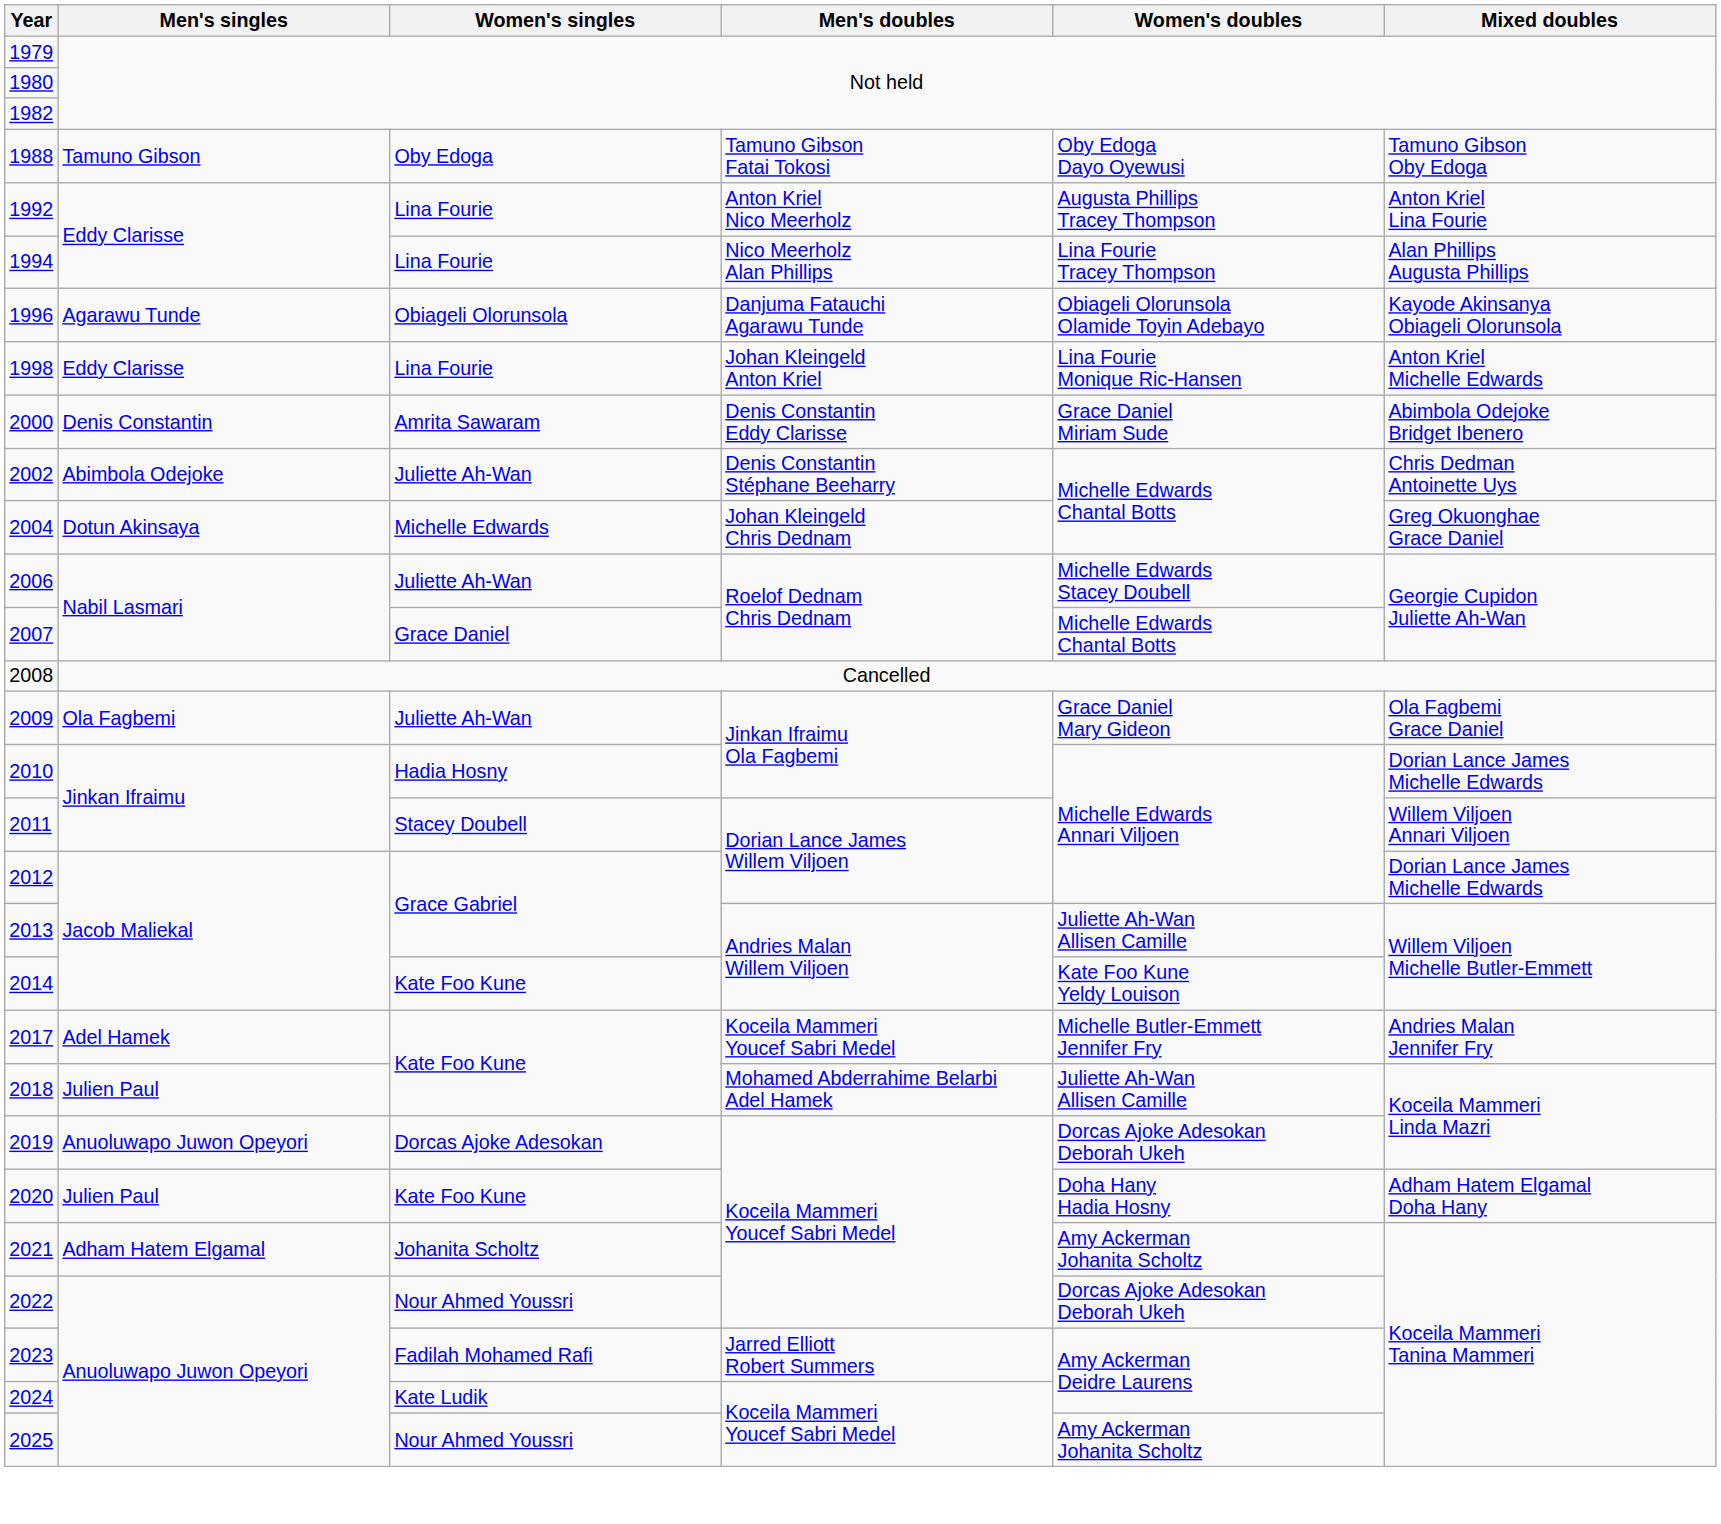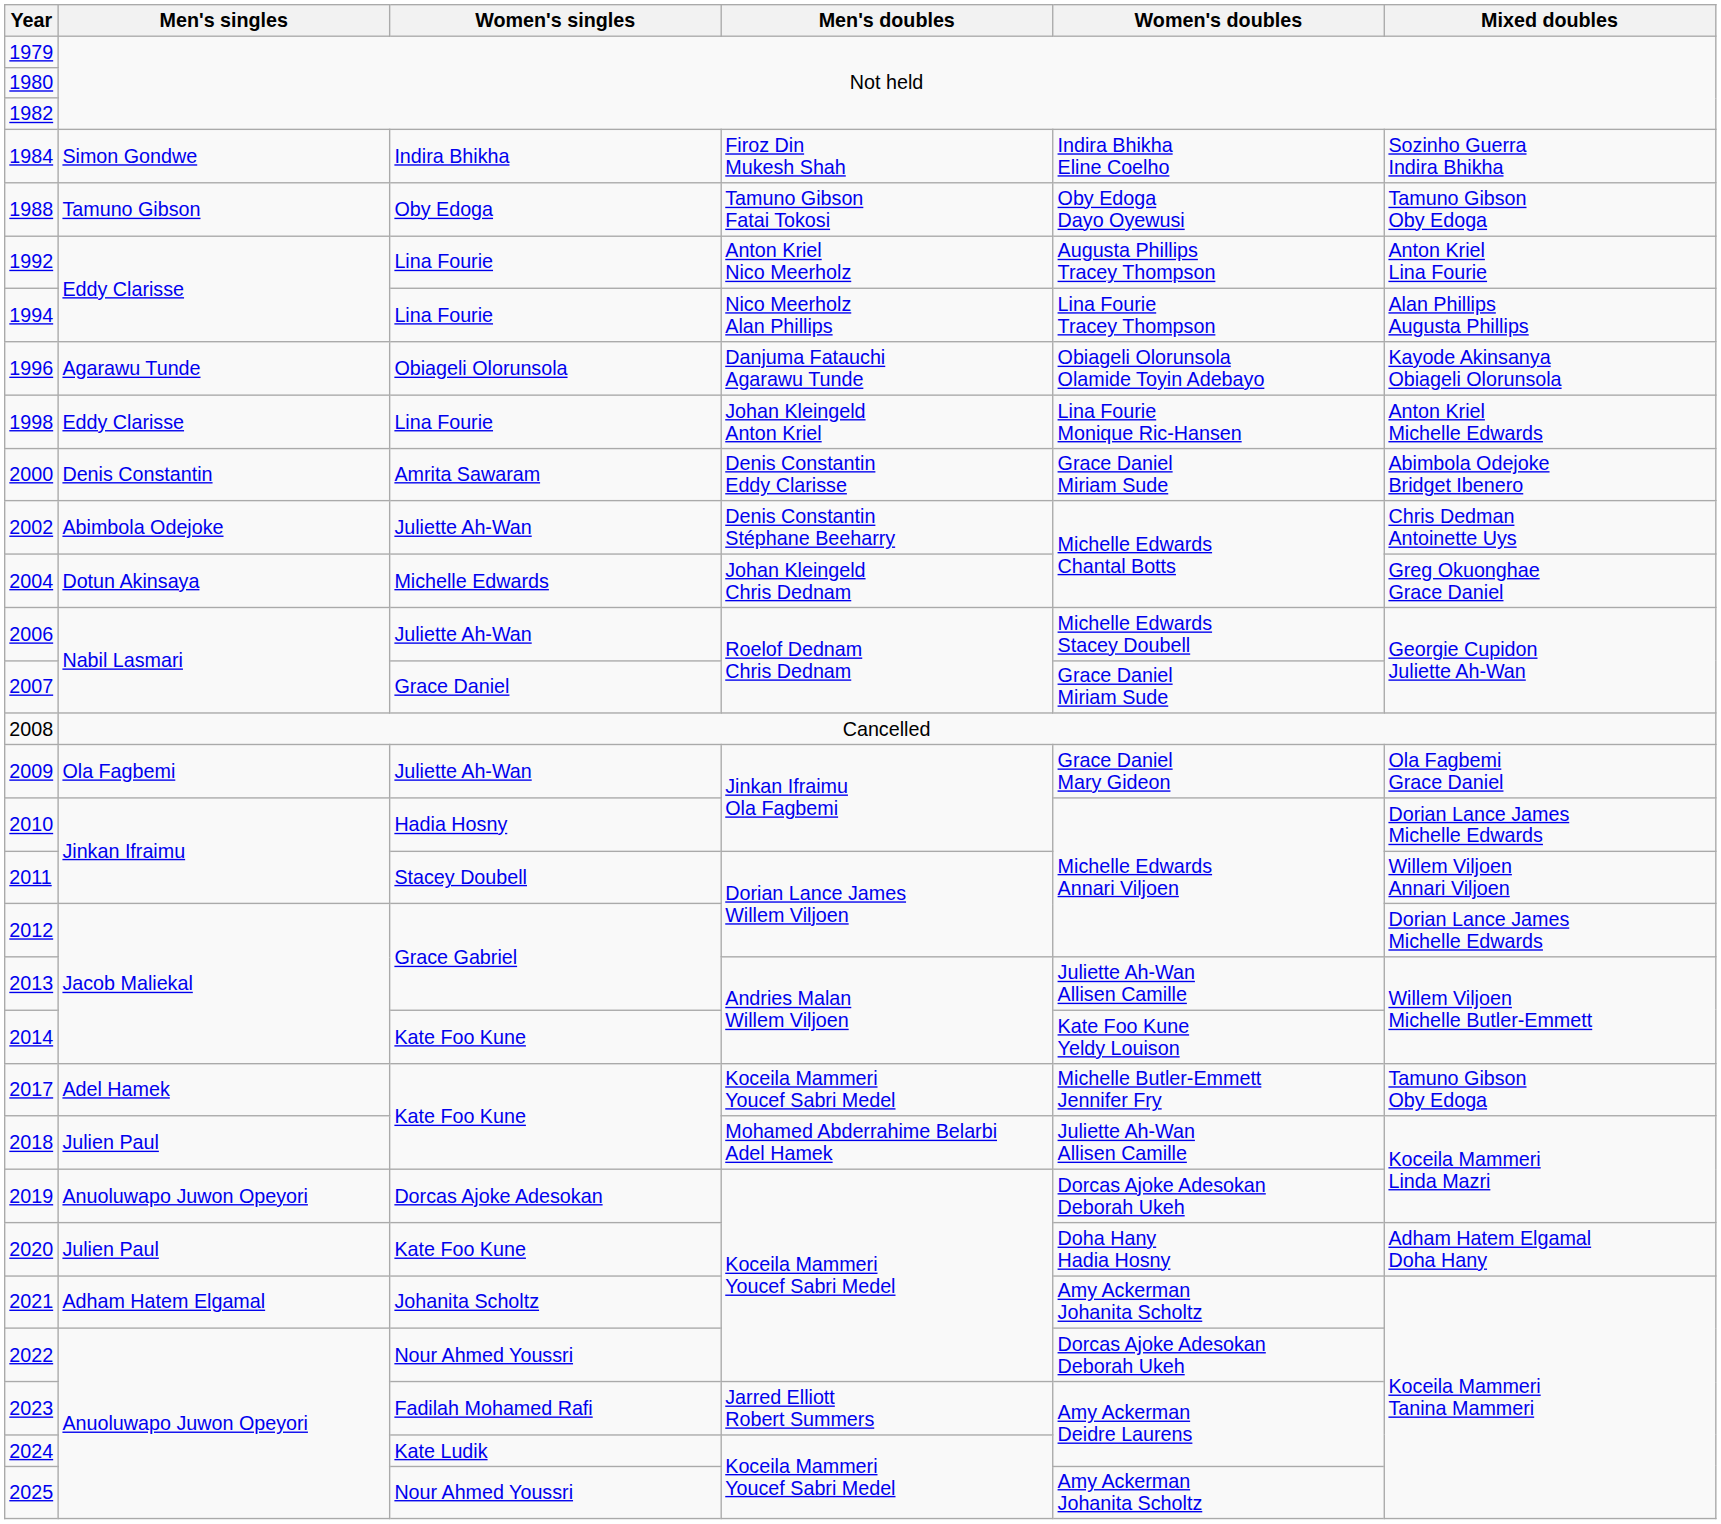+ row: (31, 156)
(1135, 634) Michelle Edwards Chantal Botts -> (1115, 687) Grace Daniel Miriam Sude
(1451, 1037) Andries Malan Jennifer Fry -> (1457, 1090) Tamuno Gibson Oby Edoga
